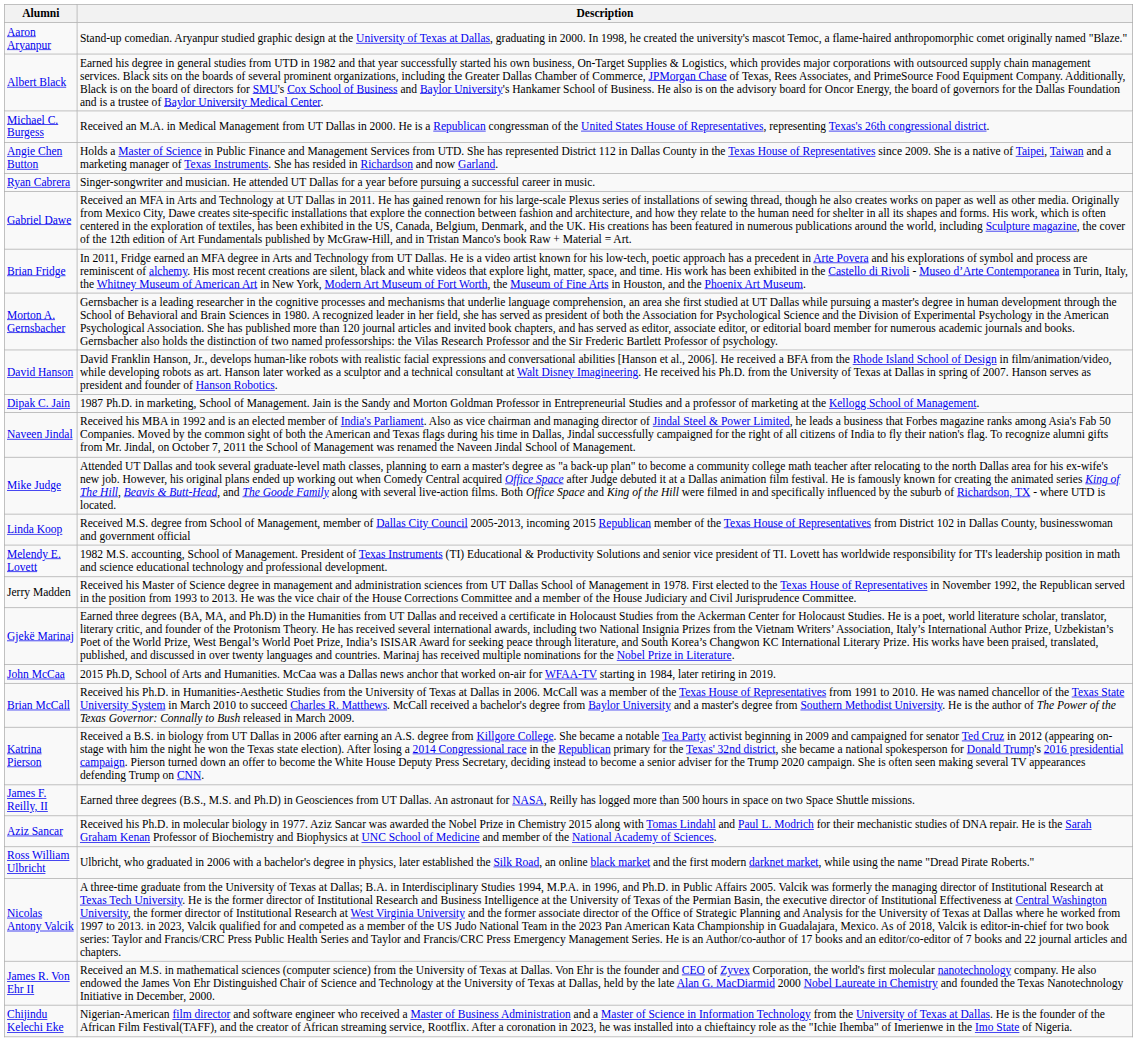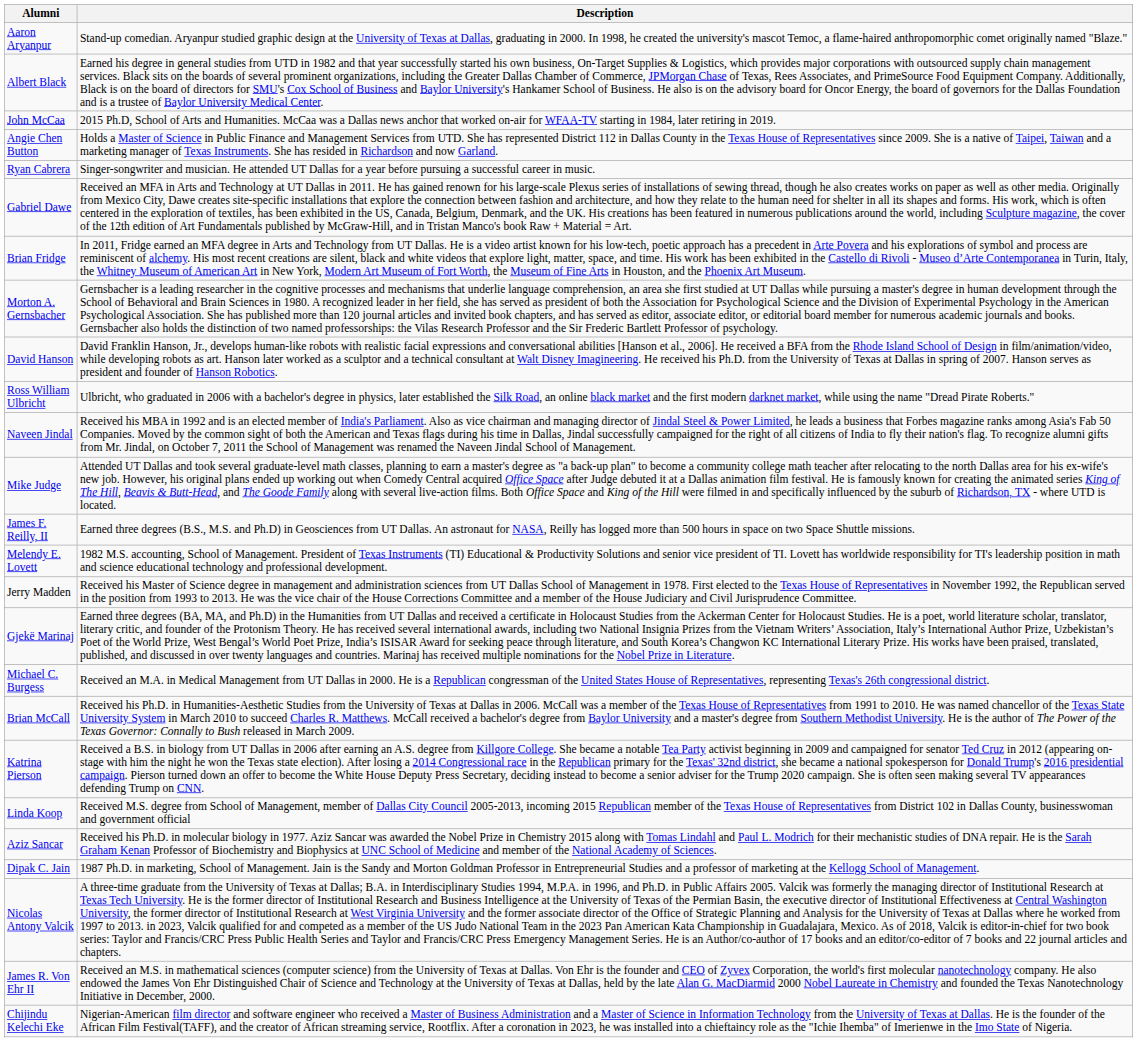rows swapped: (33, 126) <-> (36, 674)
rows swapped: (39, 403) <-> (38, 862)
rows swapped: (35, 529) <-> (27, 800)
